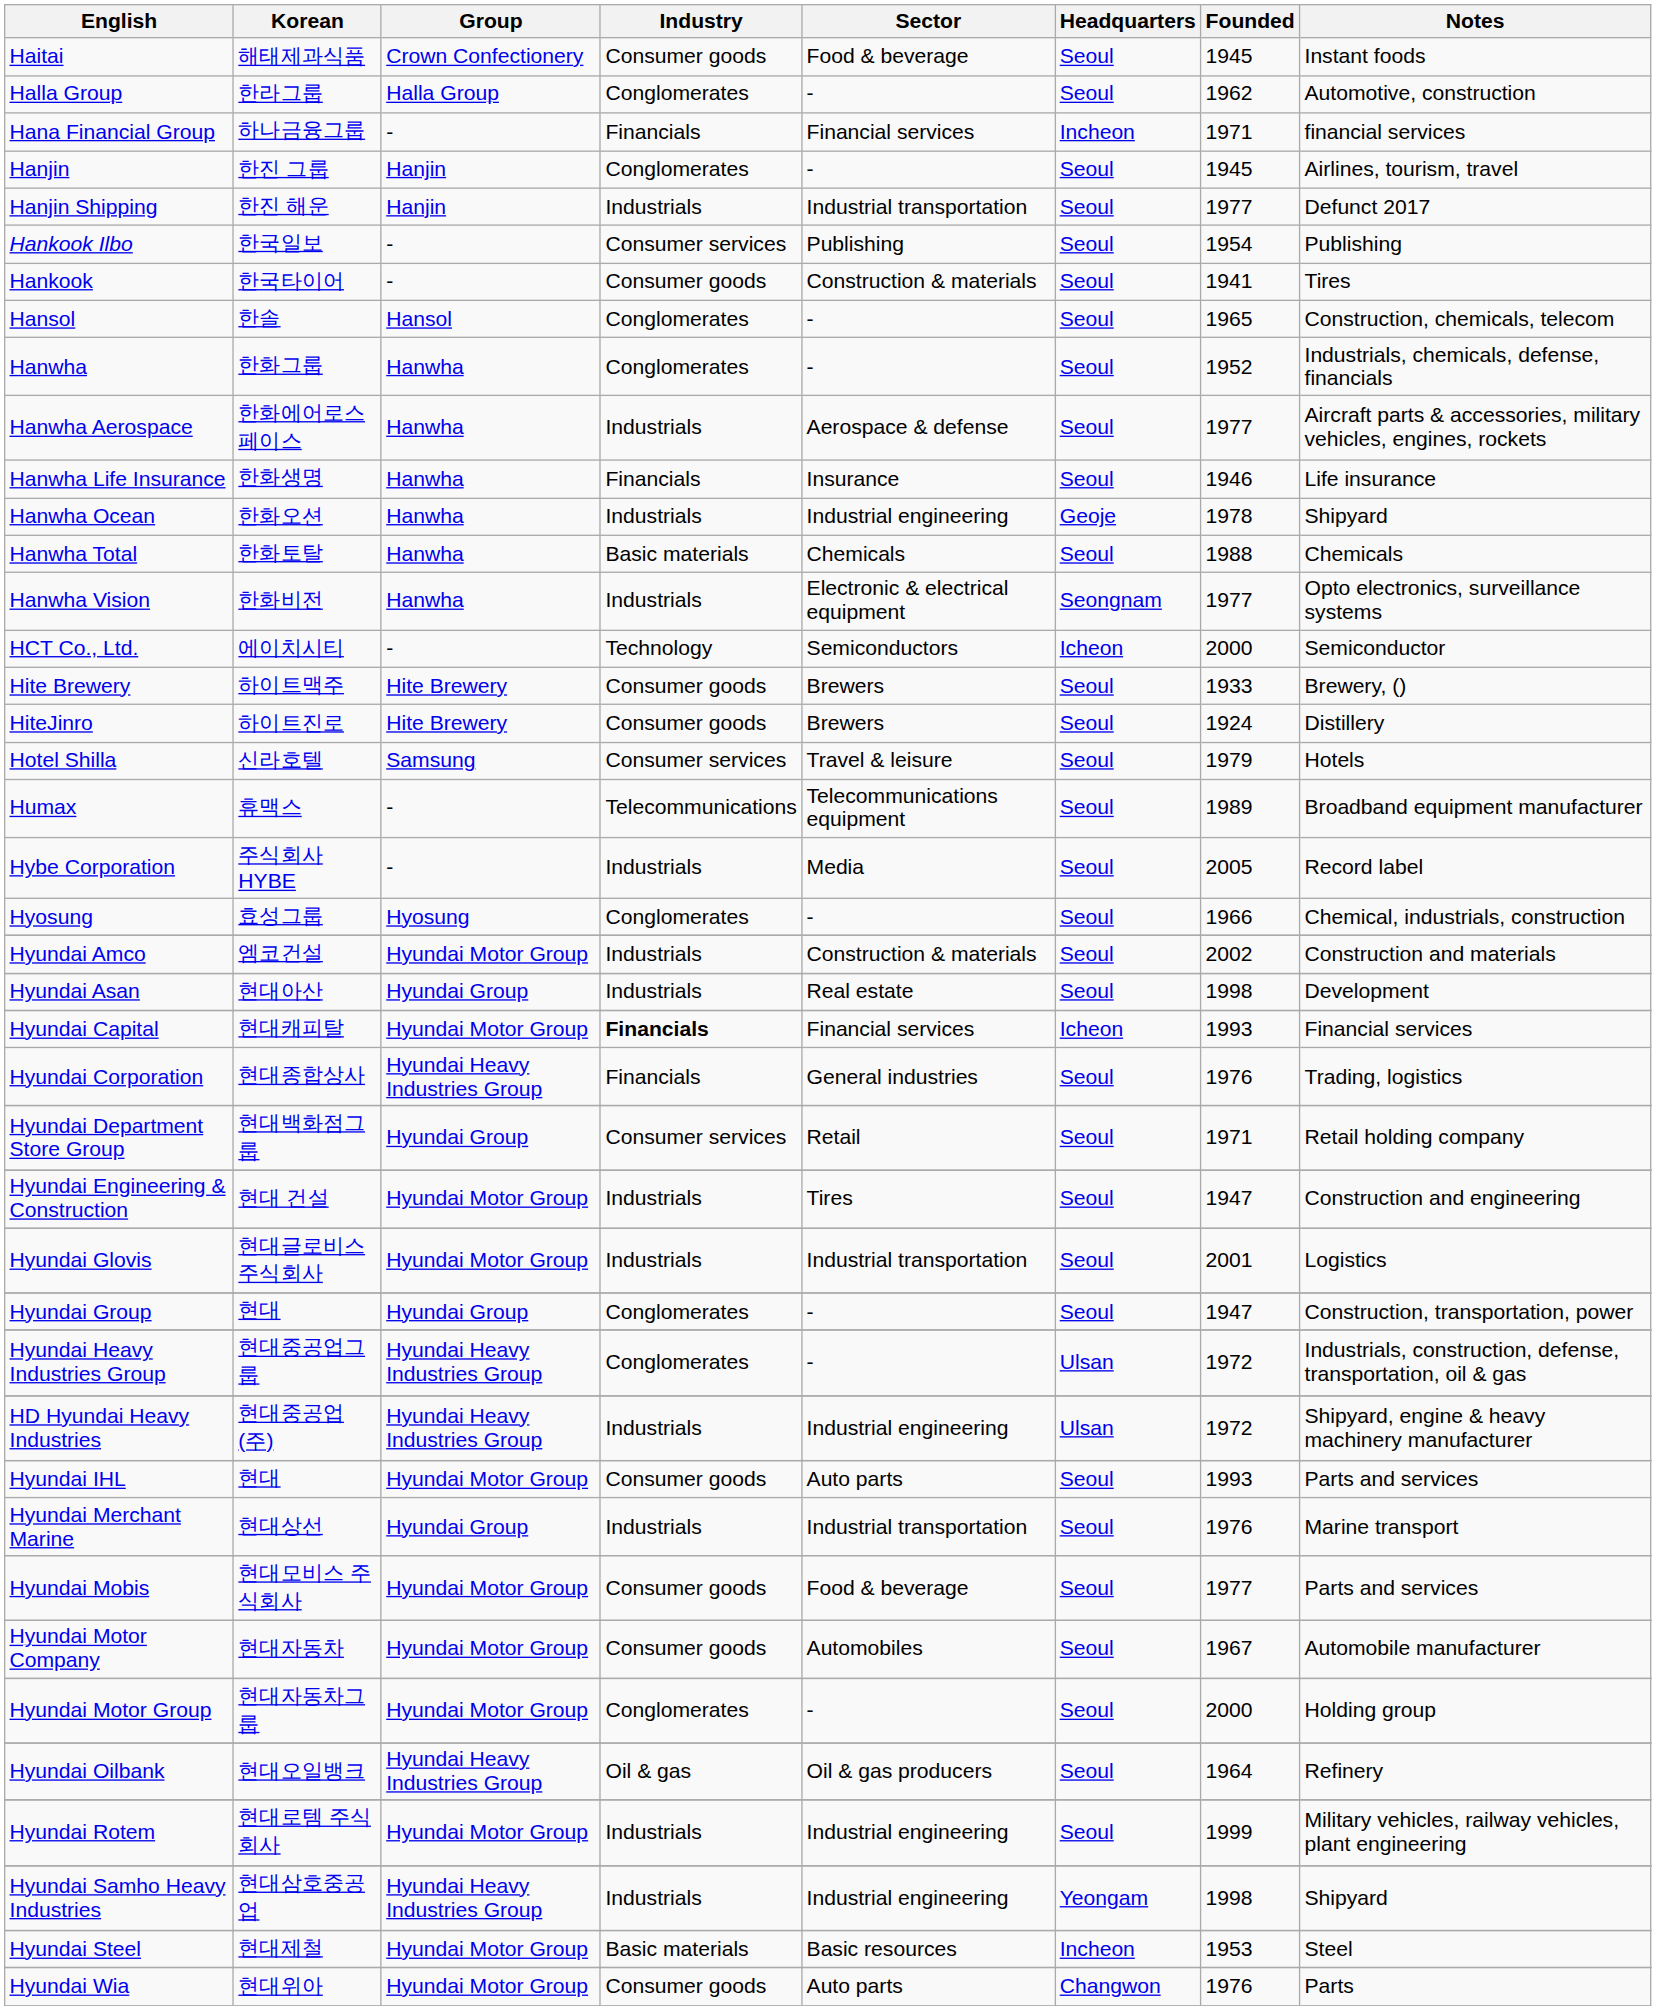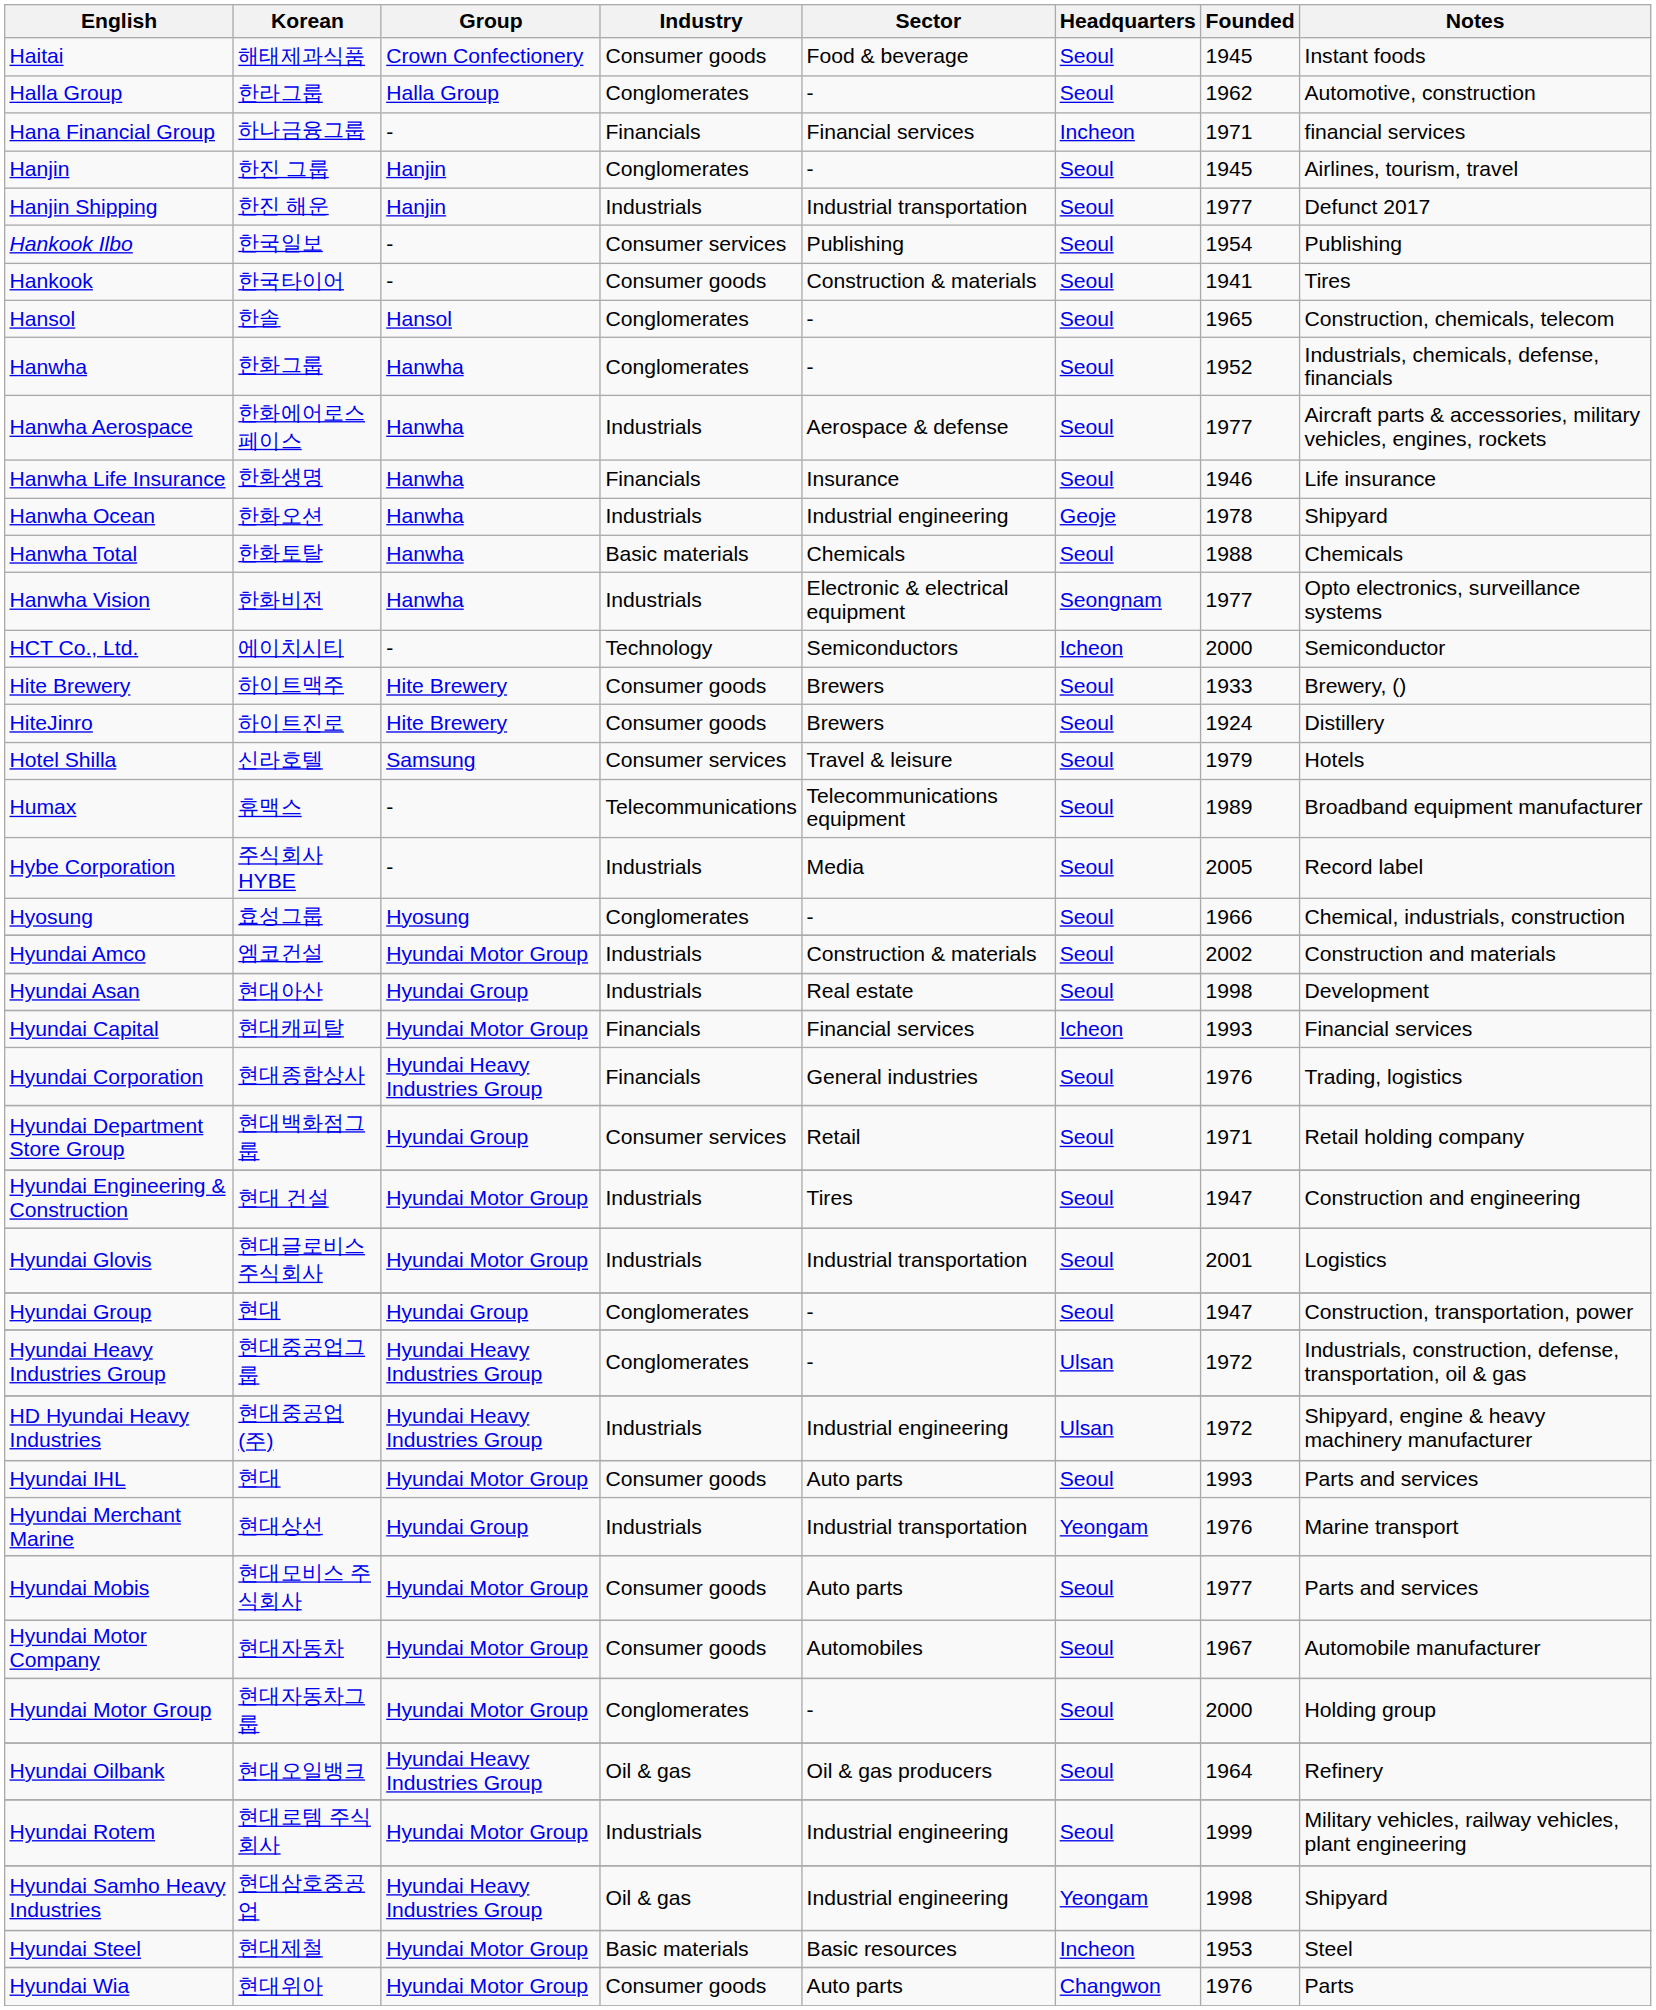(657, 1029) bold -> (653, 1029) normal
(1087, 1526) Seoul -> (1104, 1526) Yeongam
(888, 1587) Food & beverage -> (855, 1587) Auto parts
(654, 1897) Industrials -> (648, 1897) Oil & gas
